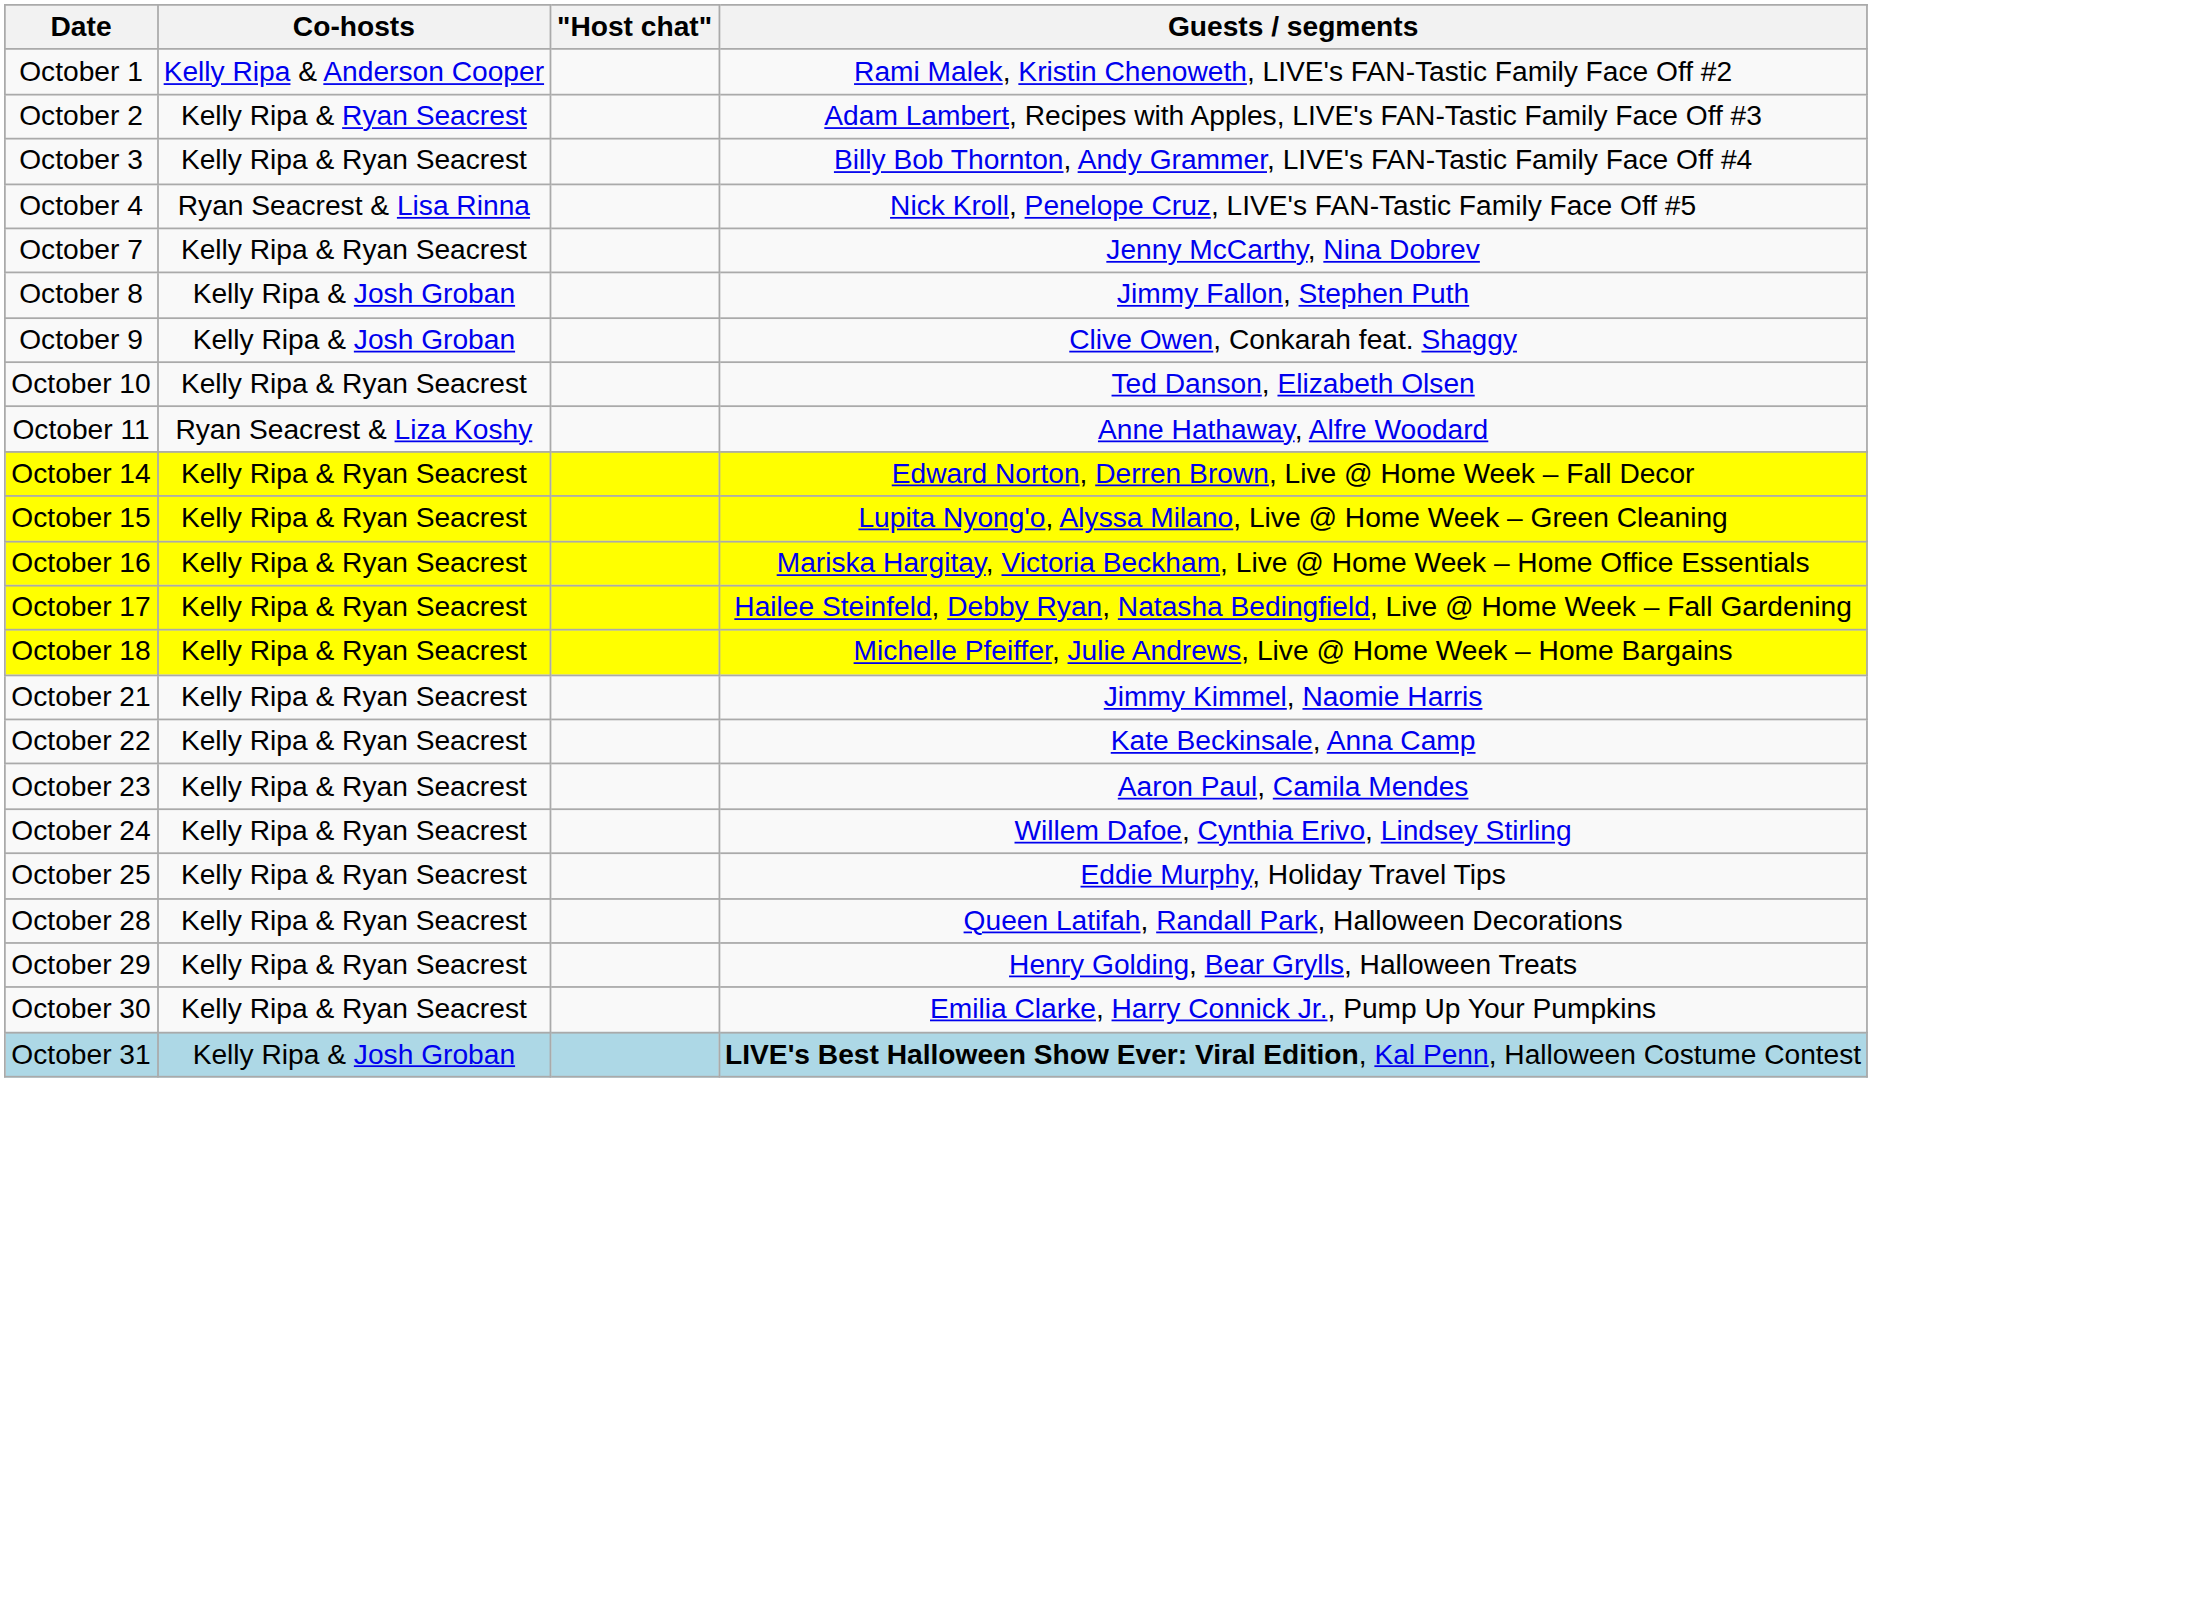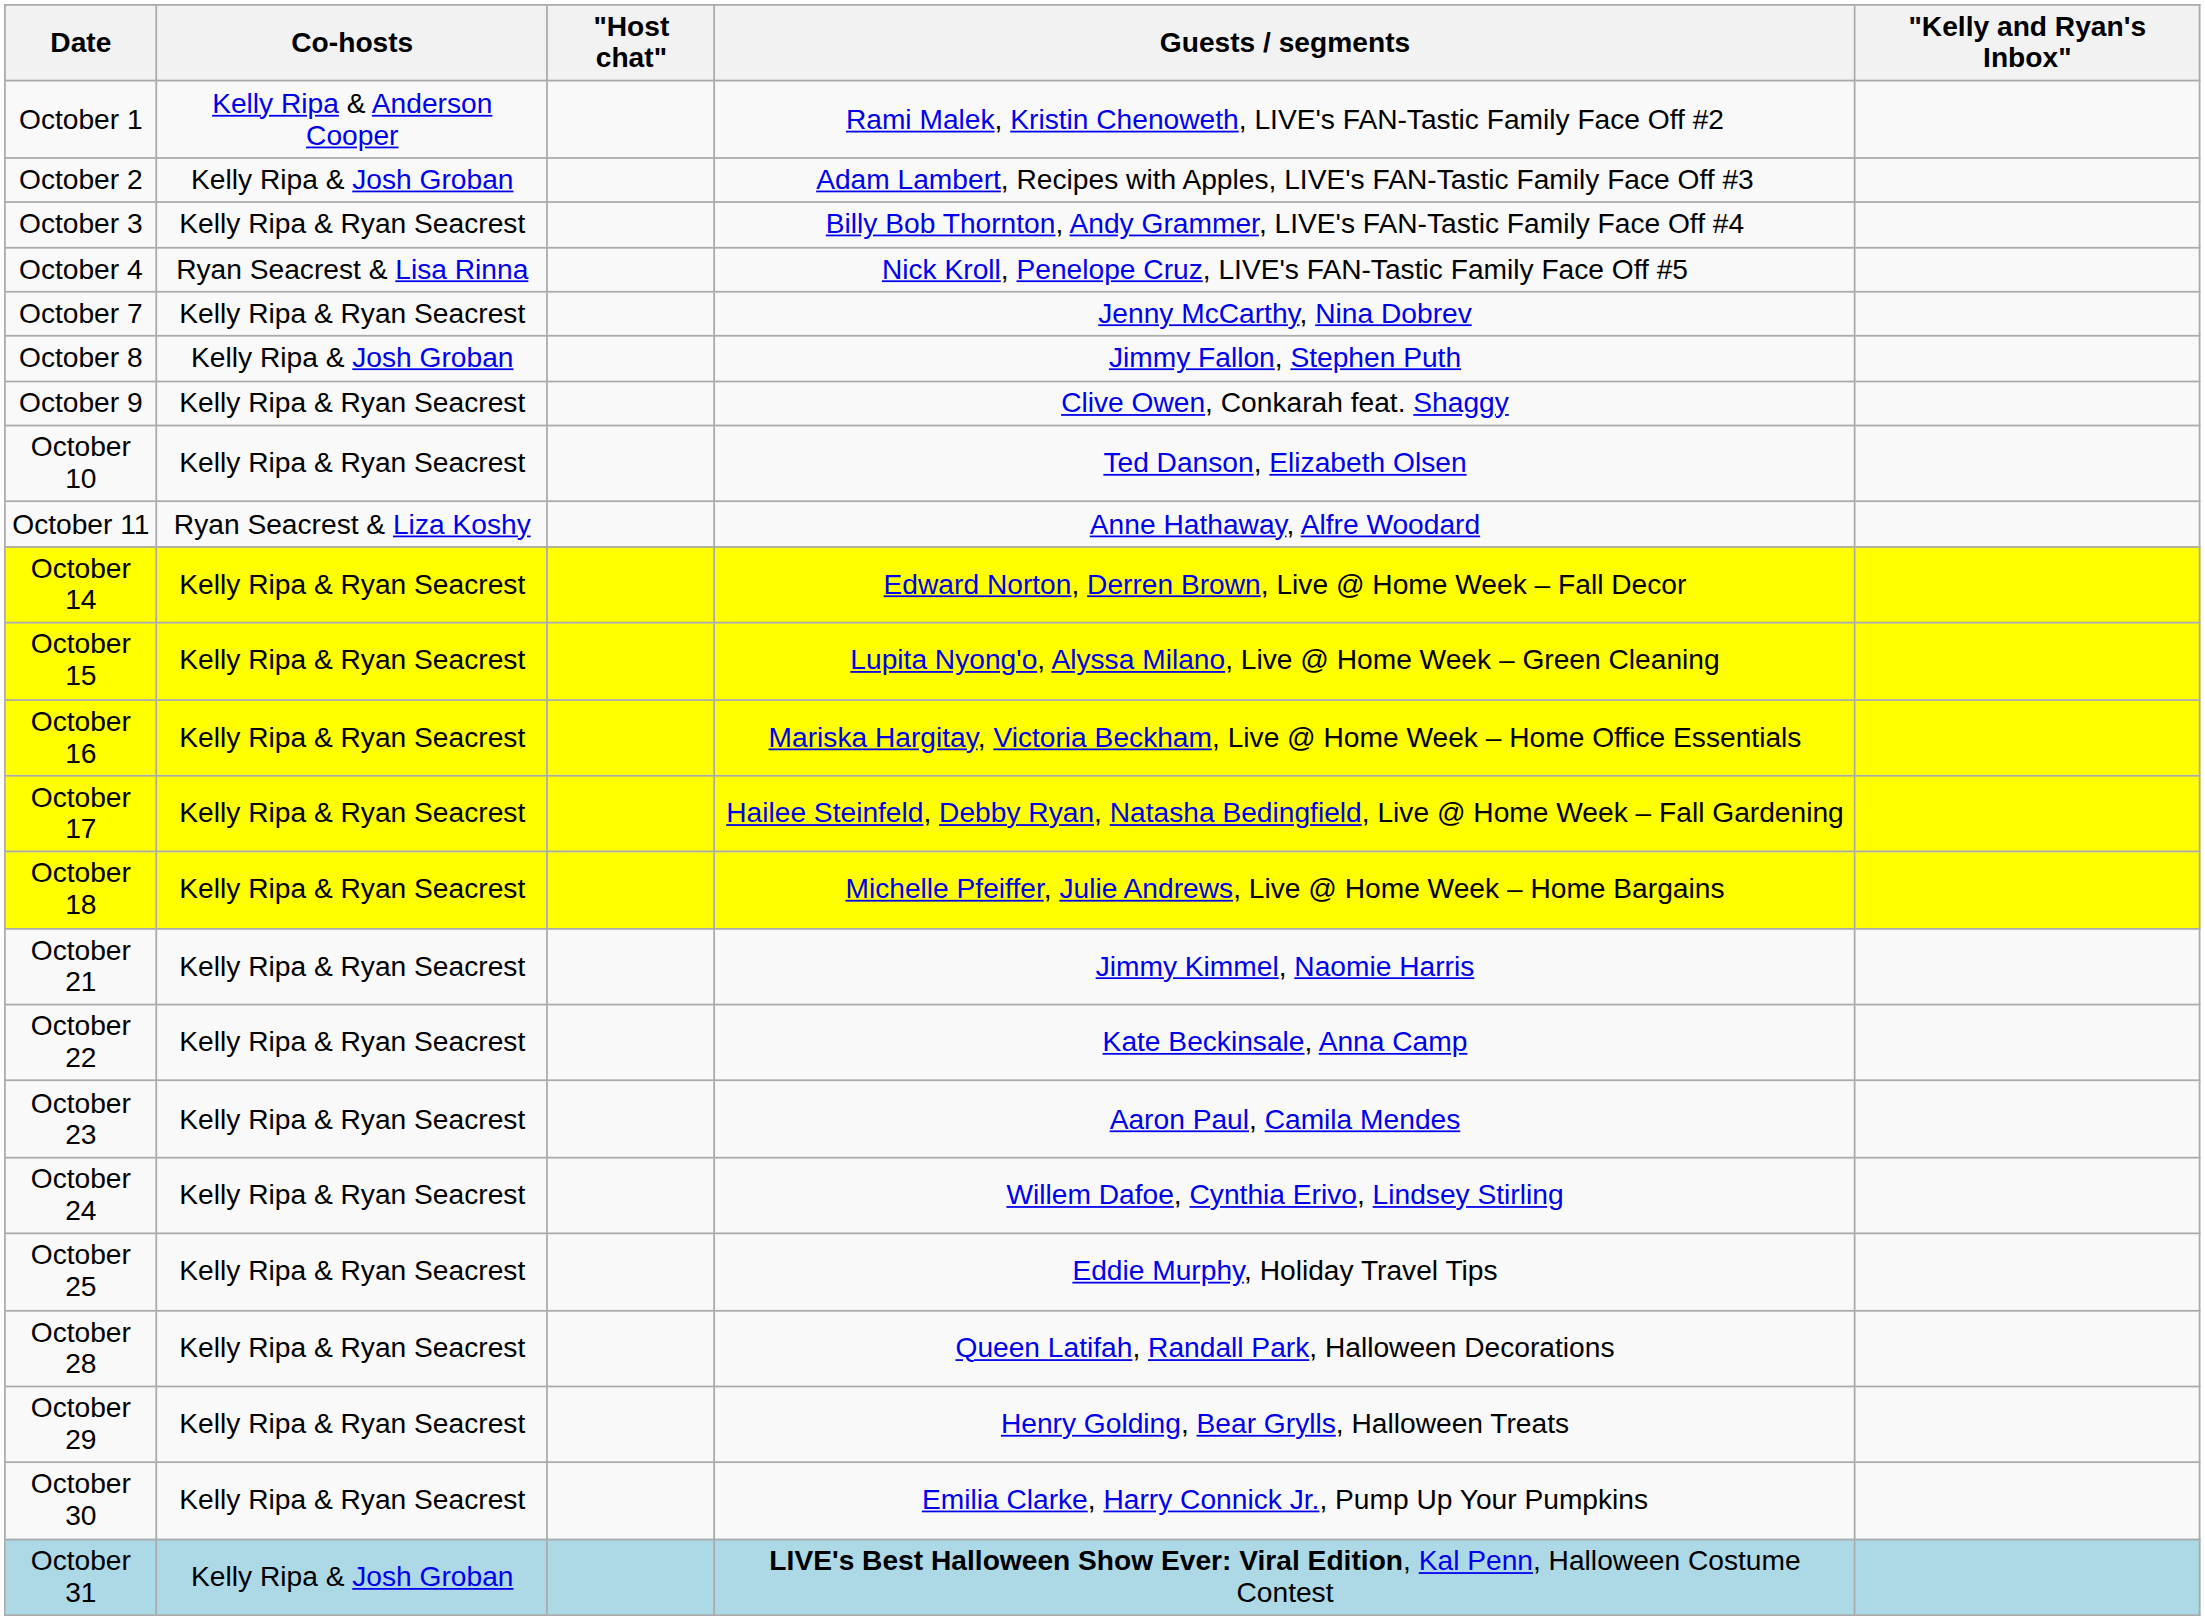+ column: (2027, 42)
(354, 116) Kelly Ripa & Ryan Seacrest -> (352, 179) Kelly Ripa & Josh Groban
(354, 339) Kelly Ripa & Josh Groban -> (352, 402) Kelly Ripa & Ryan Seacrest
